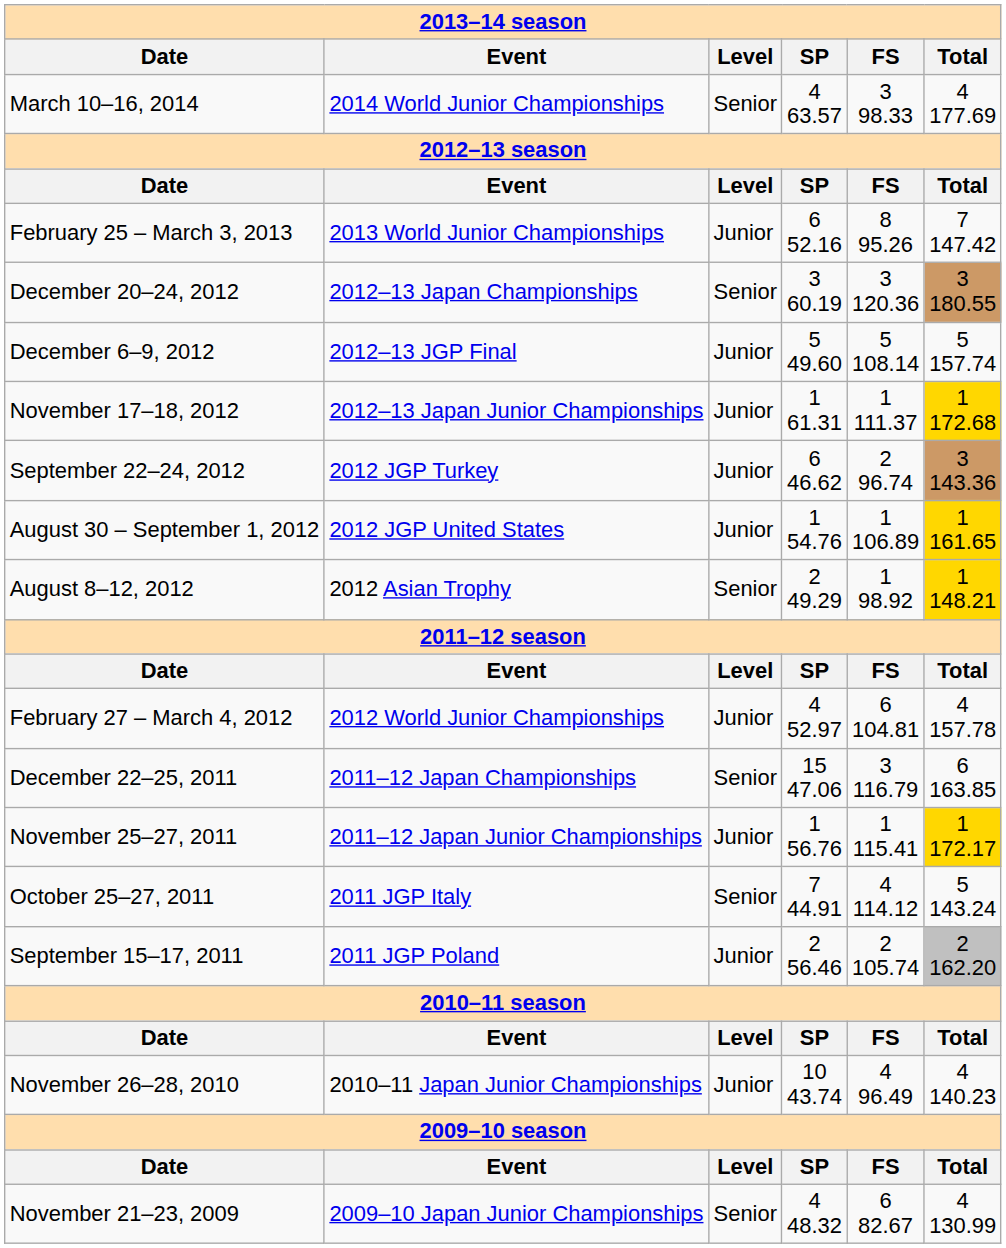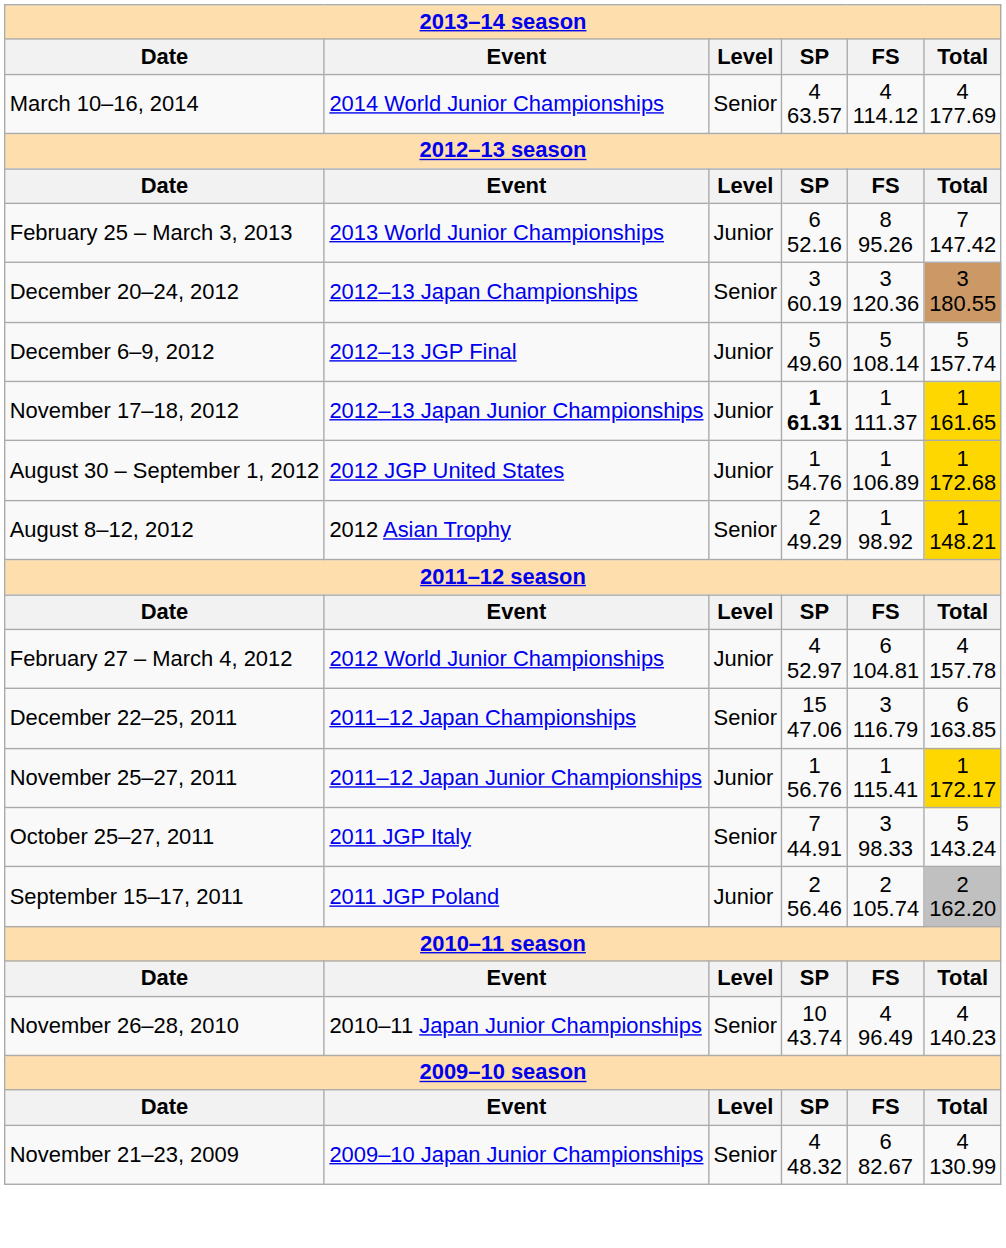(886, 103) 3 98.33 -> (886, 103) 4 114.12
(814, 410) normal -> (814, 410) bold
(963, 410) 1 172.68 -> (963, 410) 1 161.65
- row: (127, 470)
(963, 529) 1 161.65 -> (963, 470) 1 172.68
(886, 896) 4 114.12 -> (886, 837) 3 98.33
(743, 1084) Junior -> (745, 1025) Senior
